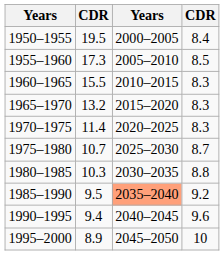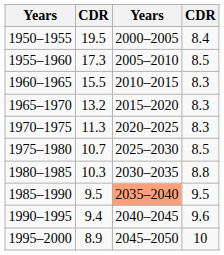(94, 127) 11.4 -> (94, 127) 11.3
(200, 149) 8.7 -> (200, 149) 8.5
(200, 194) 9.2 -> (200, 194) 9.5
